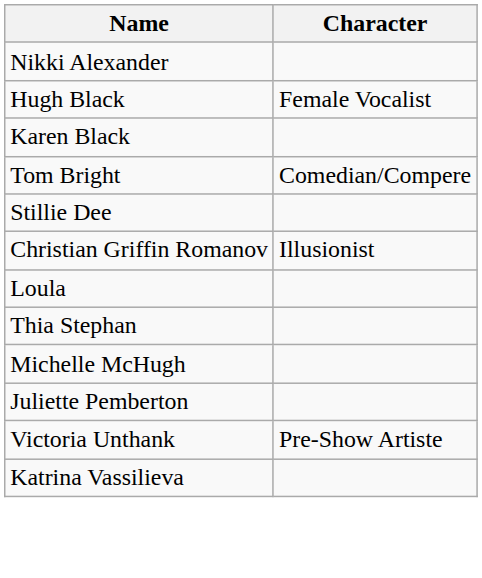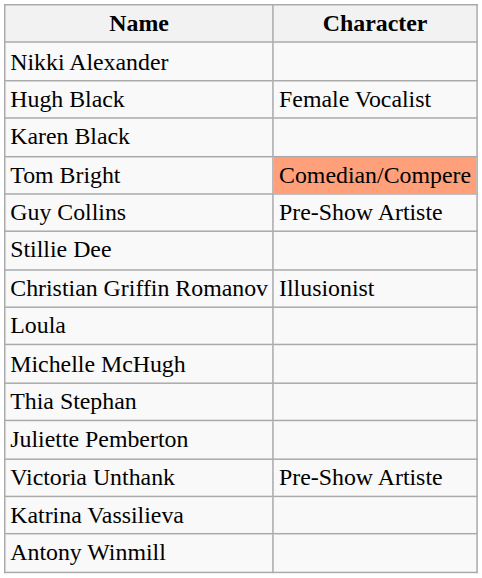(375, 174) no background -> (375, 174) lightsalmon background
+ row: (68, 212)
rows swapped: (73, 325) <-> (98, 363)
+ row: (88, 552)
